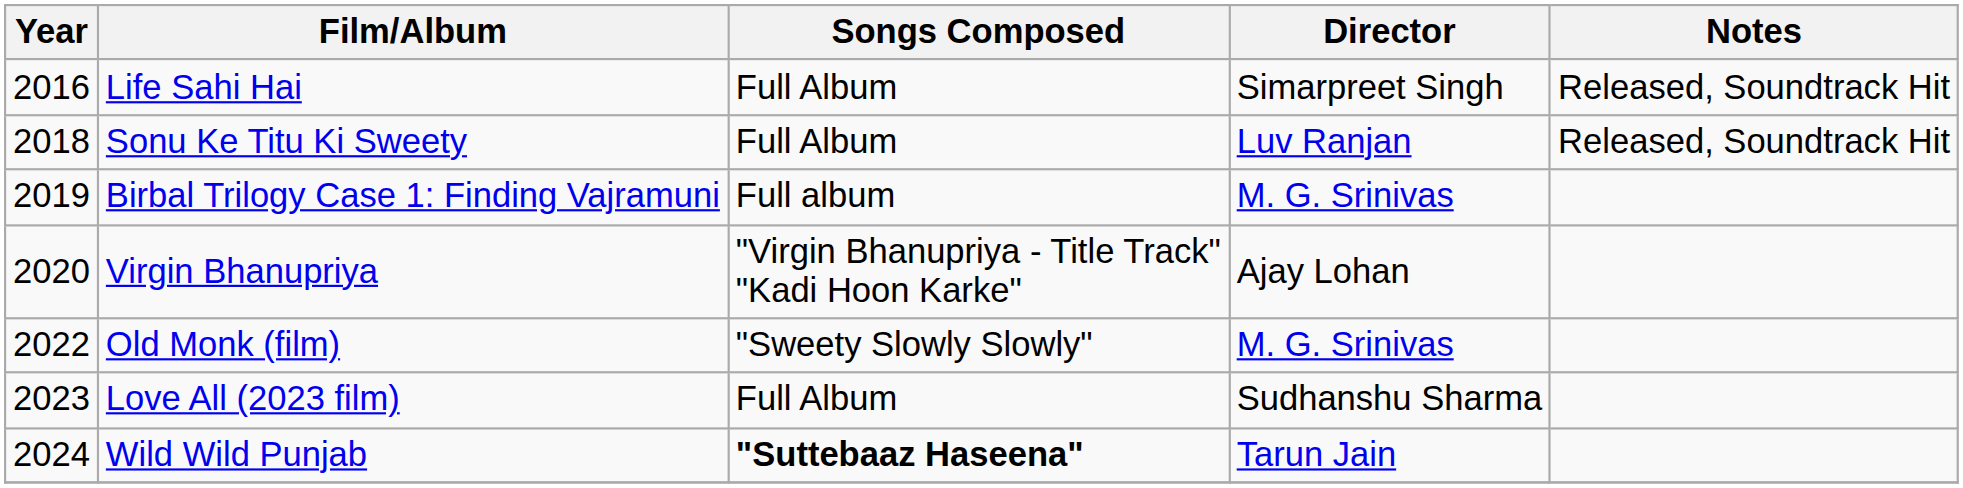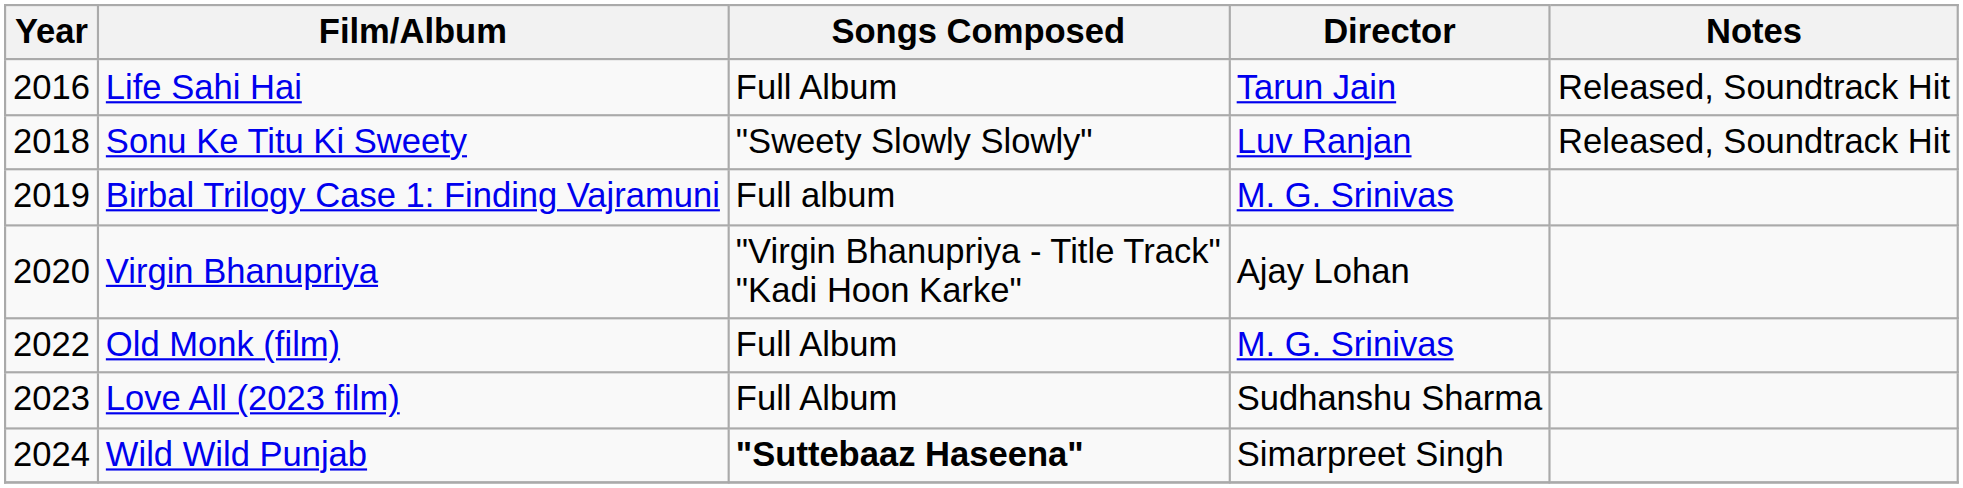(1370, 86) Simarpreet Singh -> (1316, 86) Tarun Jain
(817, 141) Full Album -> (914, 141) "Sweety Slowly Slowly"
(914, 344) "Sweety Slowly Slowly" -> (817, 344) Full Album
(1316, 454) Tarun Jain -> (1370, 454) Simarpreet Singh
